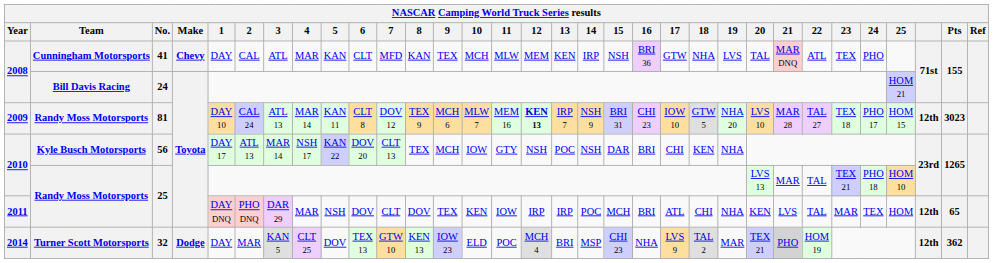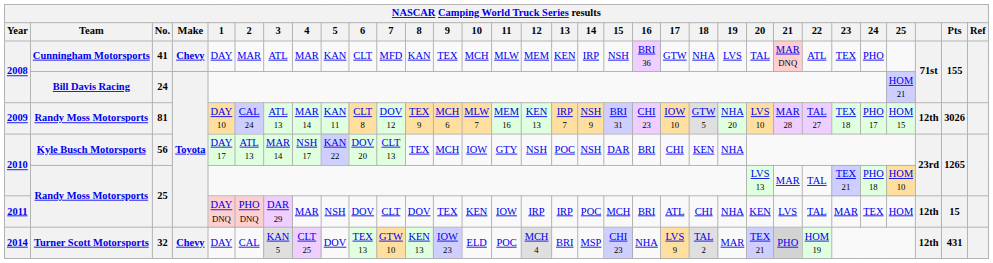(249, 56) CAL -> (249, 56) MAR
(537, 118) bold -> (537, 118) normal
(955, 118) 3023 -> (955, 118) 3026
(955, 211) 65 -> (955, 211) 15
(190, 243) Dodge -> (190, 243) Chevy
(249, 243) MAR -> (249, 243) CAL
(955, 243) 362 -> (955, 243) 431
